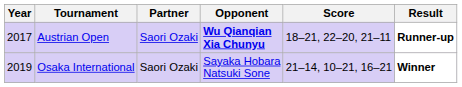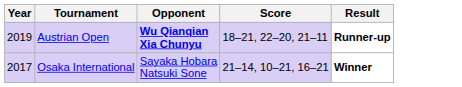- column: (169, 14)
(20, 38) 2017 -> (20, 38) 2019
(20, 68) 2019 -> (20, 68) 2017
